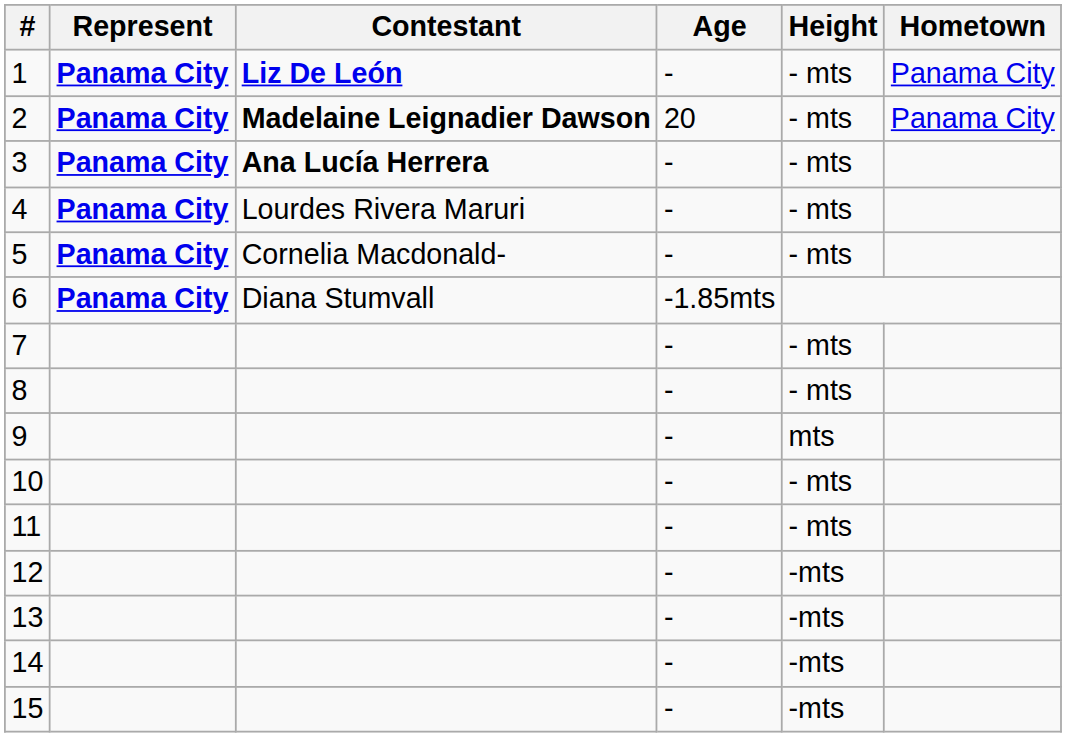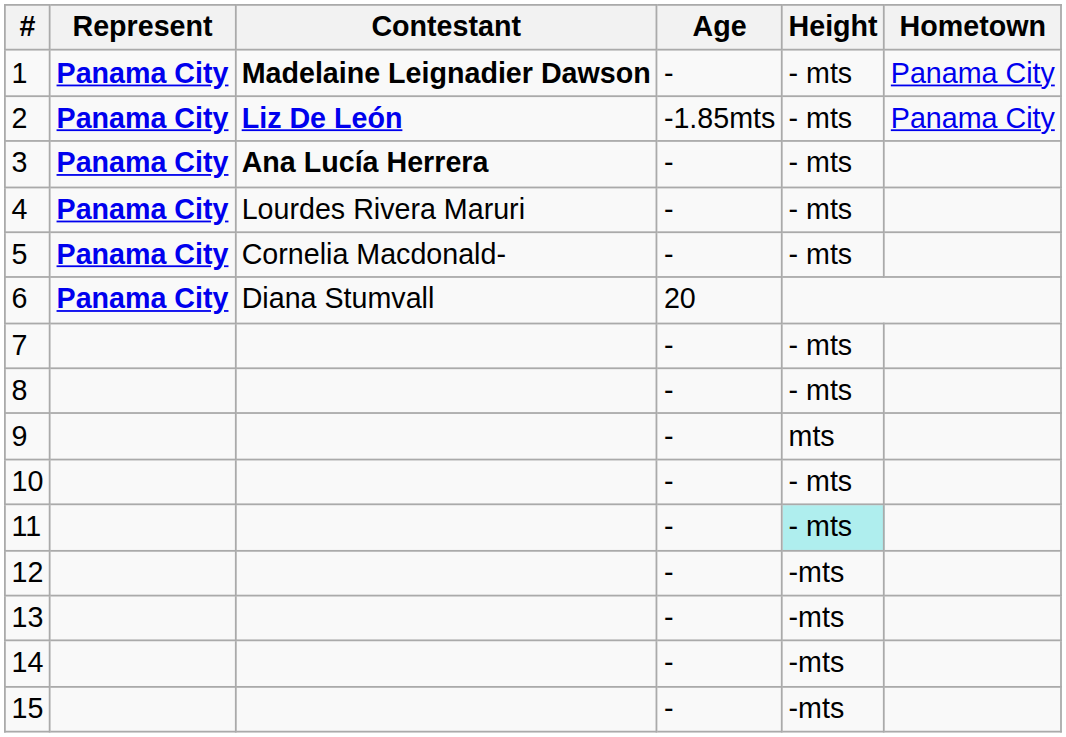(322, 72) Liz De León -> (446, 72) Madelaine Leignadier Dawson
(446, 118) Madelaine Leignadier Dawson -> (322, 118) Liz De León
(680, 118) 20 -> (720, 118) -1.85mts
(720, 299) -1.85mts -> (680, 299) 20
(820, 526) no background -> (820, 526) paleturquoise background
